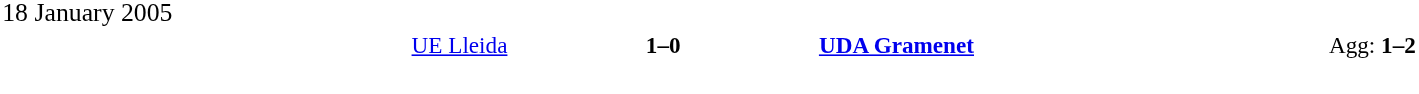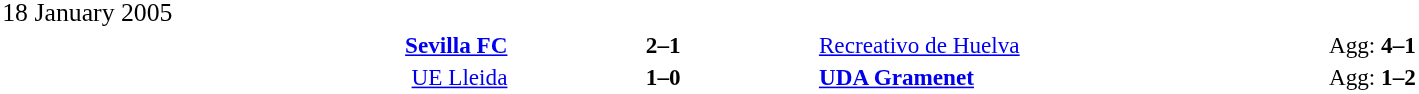+ row: (456, 45)
